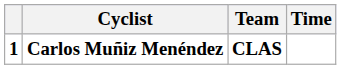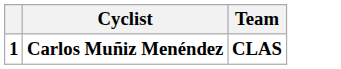- column: (311, 19)
